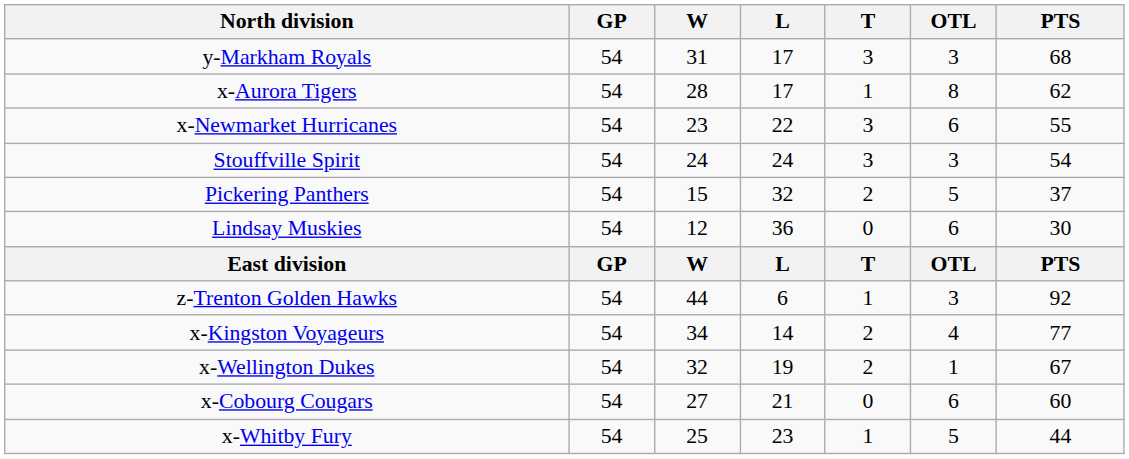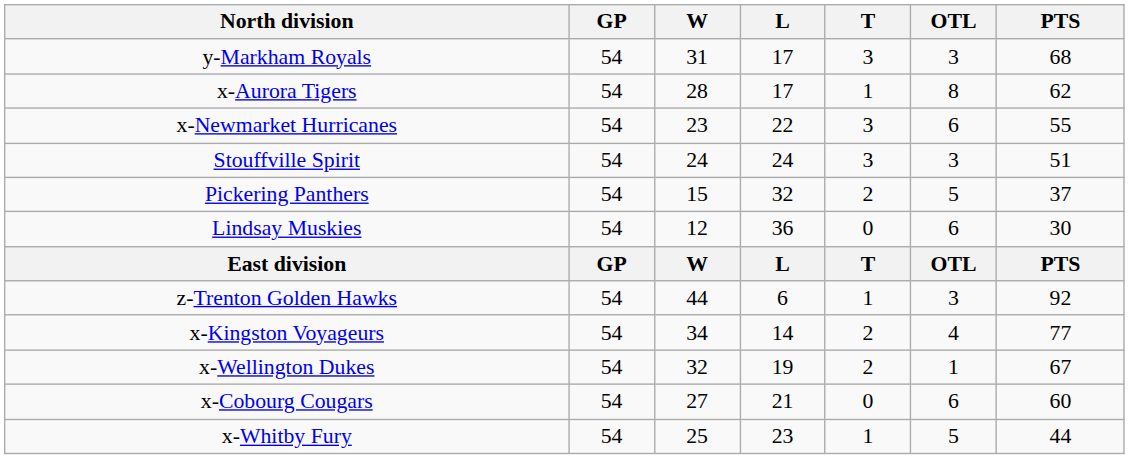(1060, 159) 54 -> (1060, 159) 51
